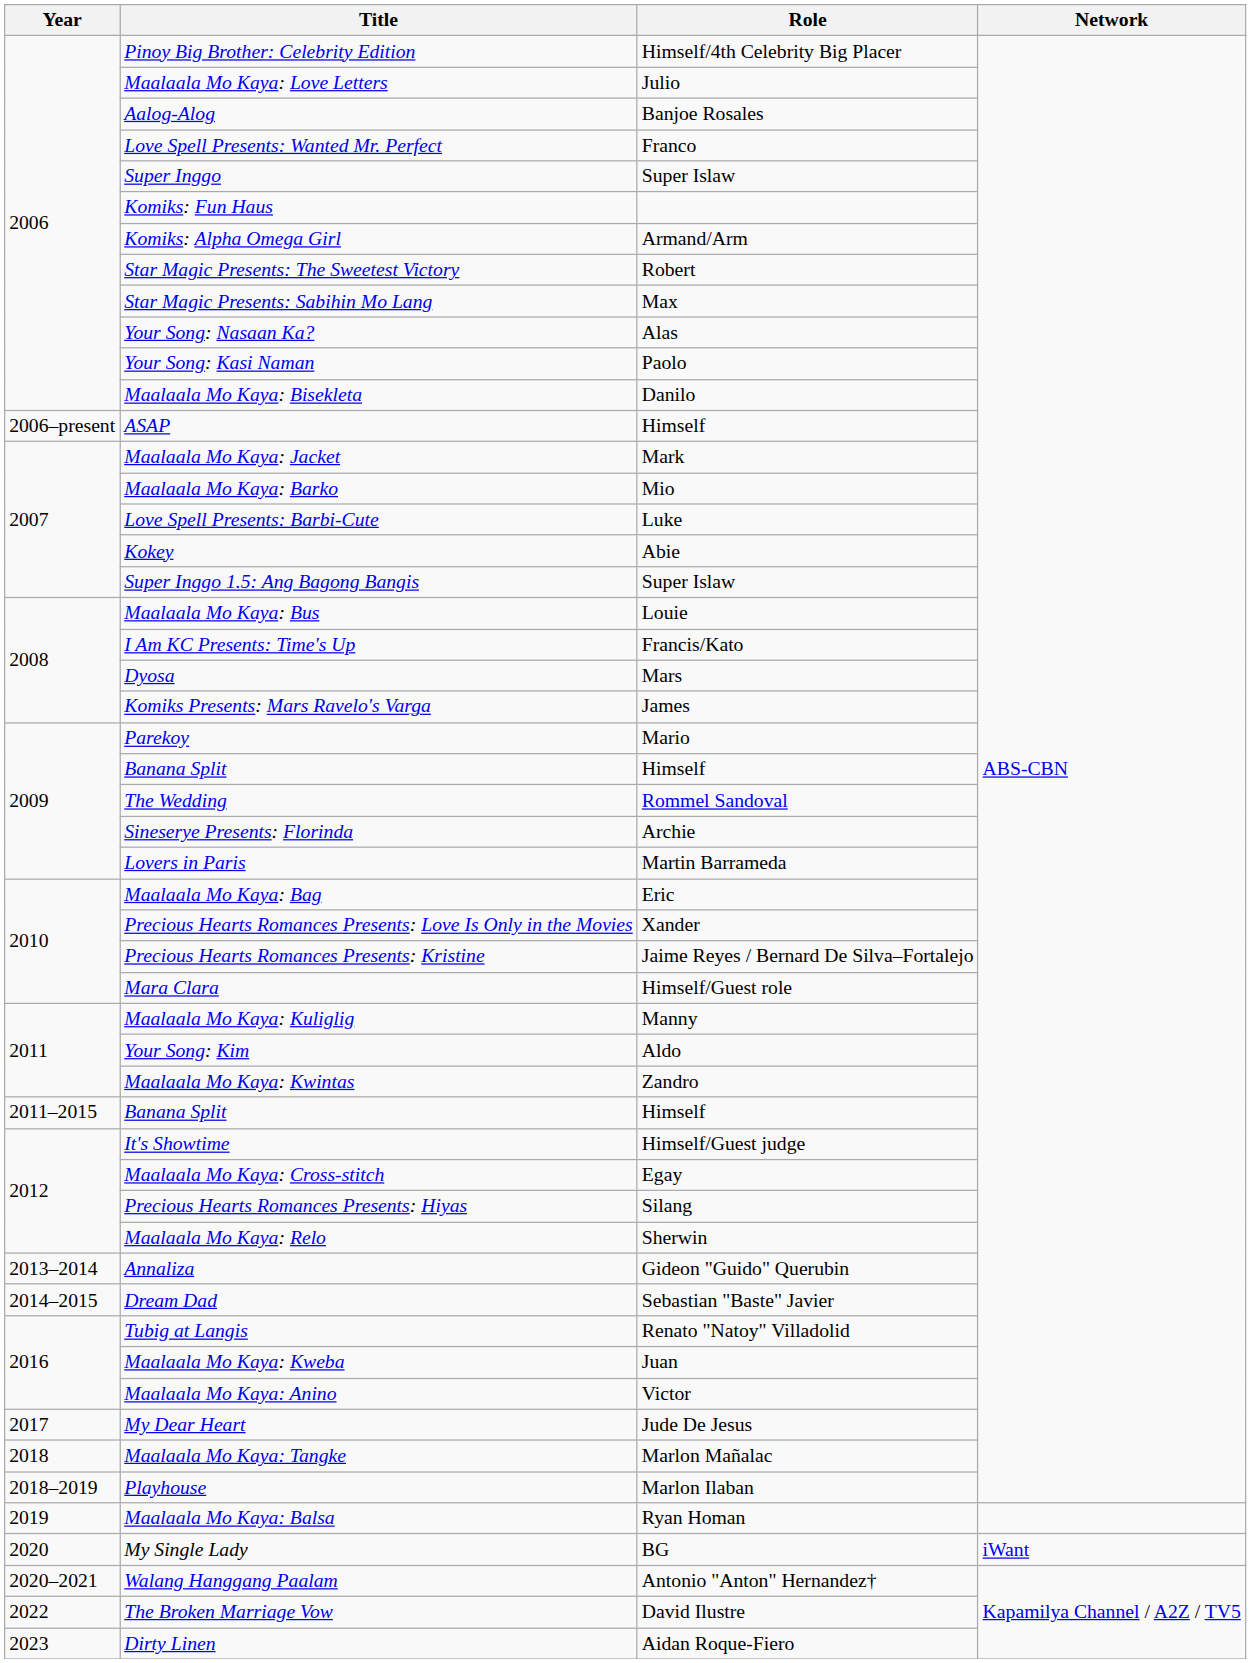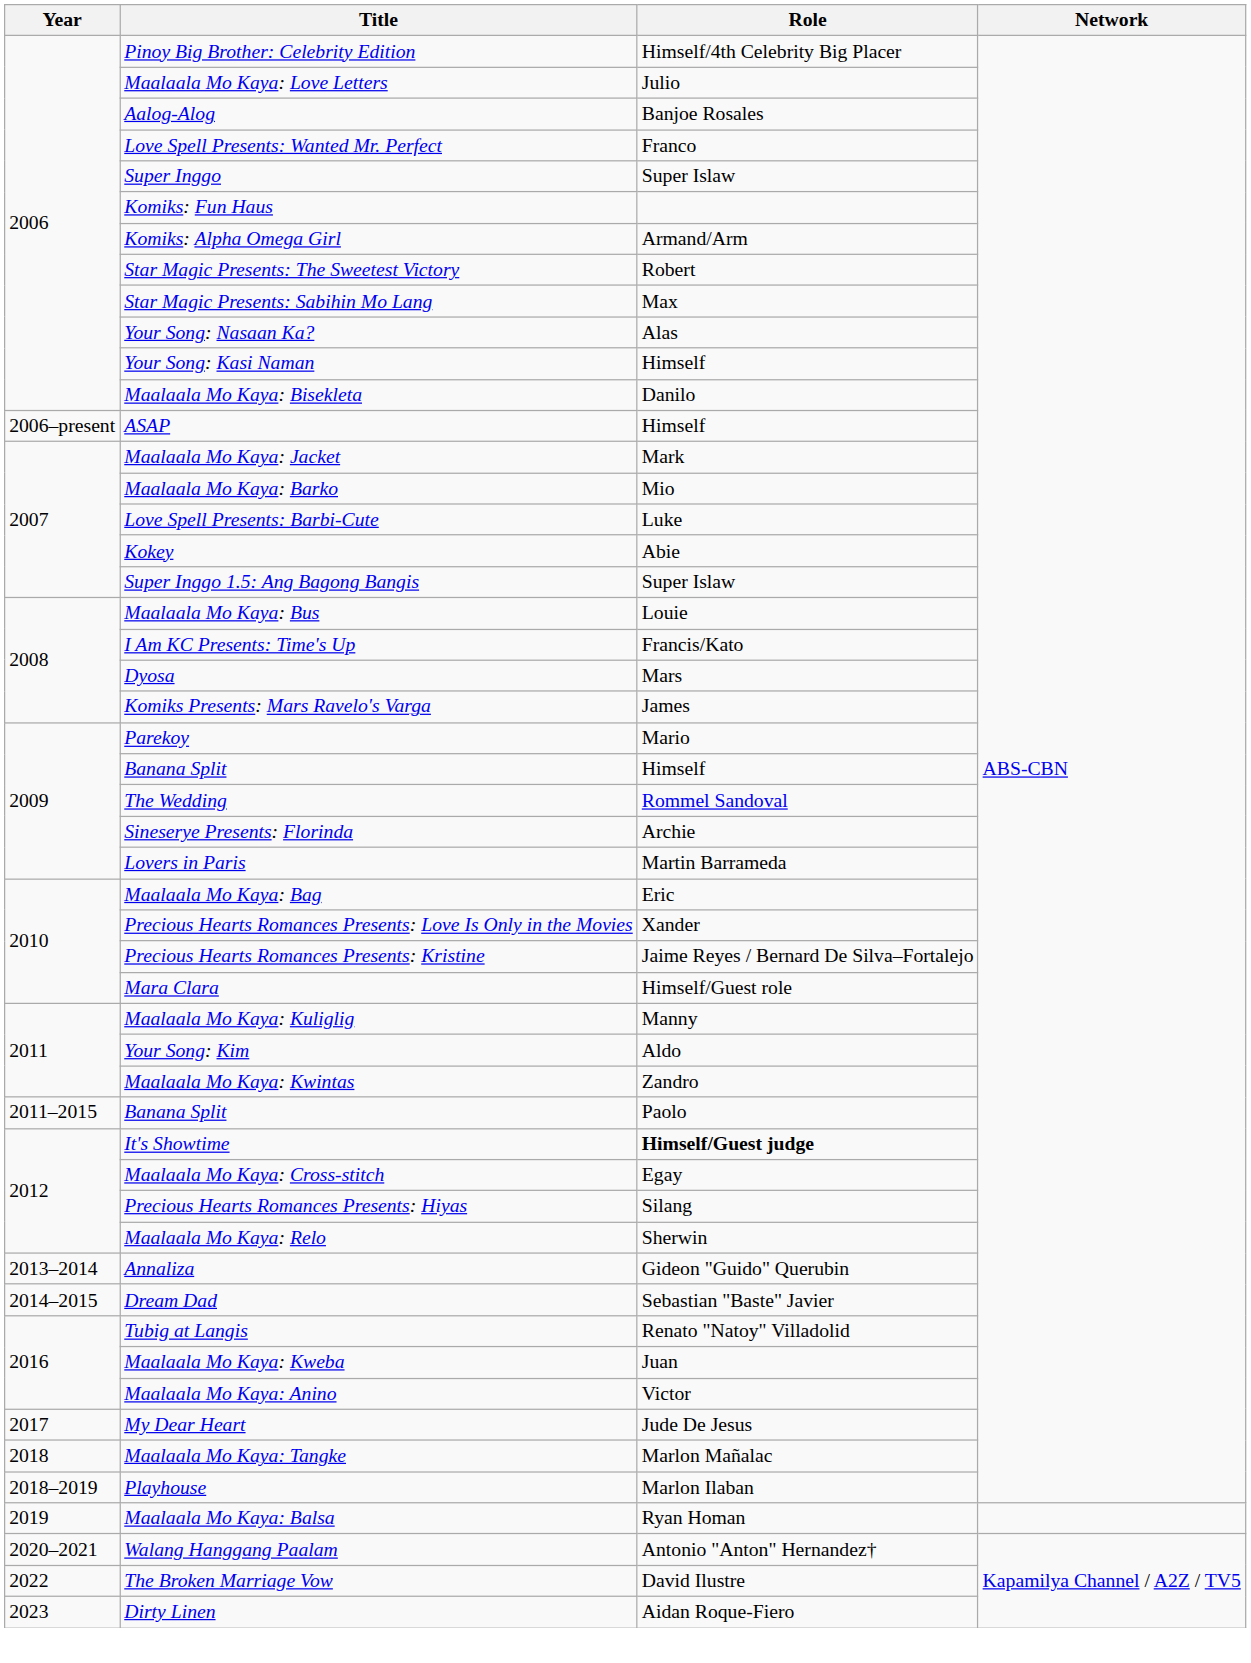(664, 363) Paolo -> (673, 363) Himself
(673, 1112) Himself -> (664, 1112) Paolo
(724, 1143) normal -> (728, 1143) bold
- row: (29, 1549)
